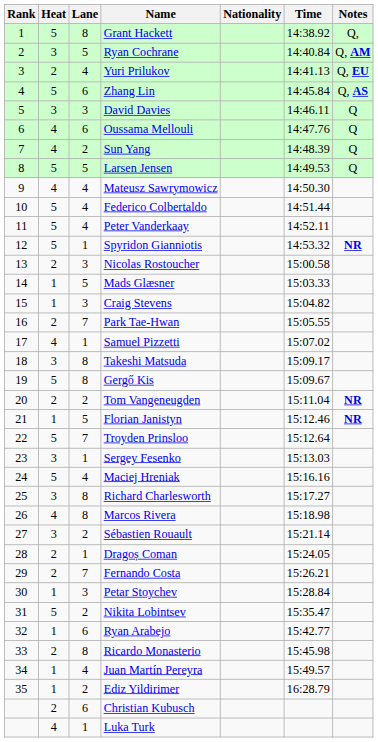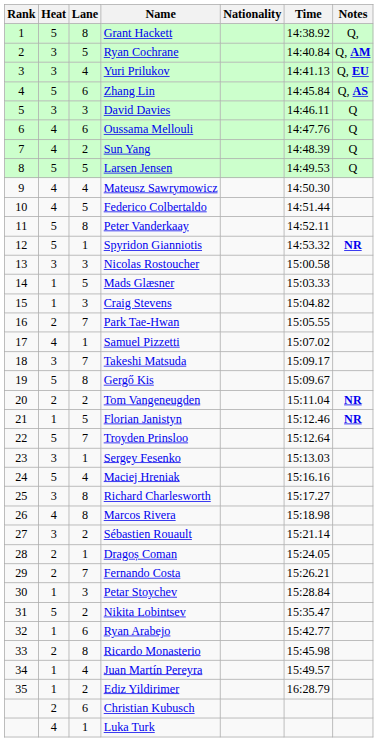(54, 71) 2 -> (54, 71) 3
(54, 206) 5 -> (54, 206) 4
(85, 206) 4 -> (85, 206) 5
(85, 226) 4 -> (85, 226) 8
(54, 264) 2 -> (54, 264) 3
(85, 361) 8 -> (85, 361) 7
